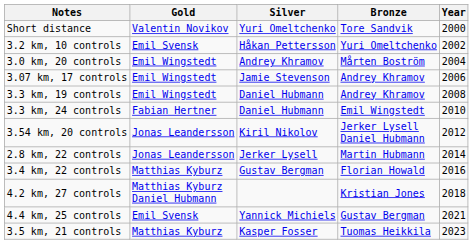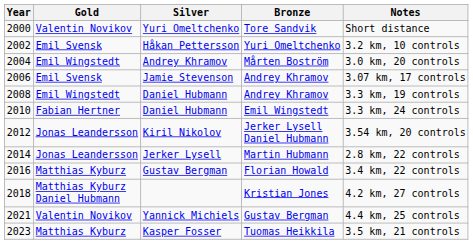columns swapped: (454, 13) <-> (67, 13)
(174, 78) Emil Wingstedt -> (69, 78) Emil Svensk
(165, 215) Emil Svensk -> (84, 215) Valentin Novikov
